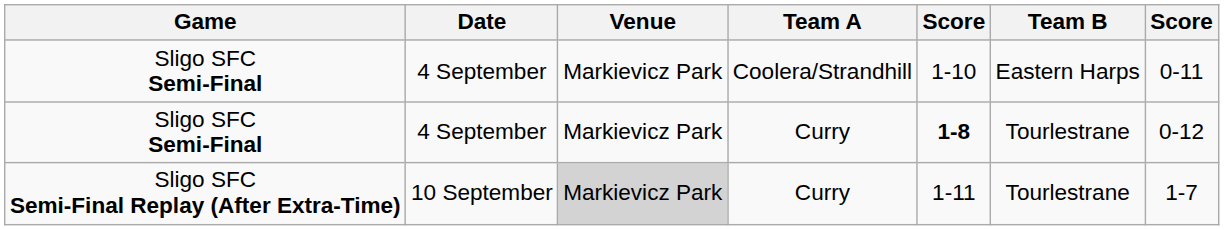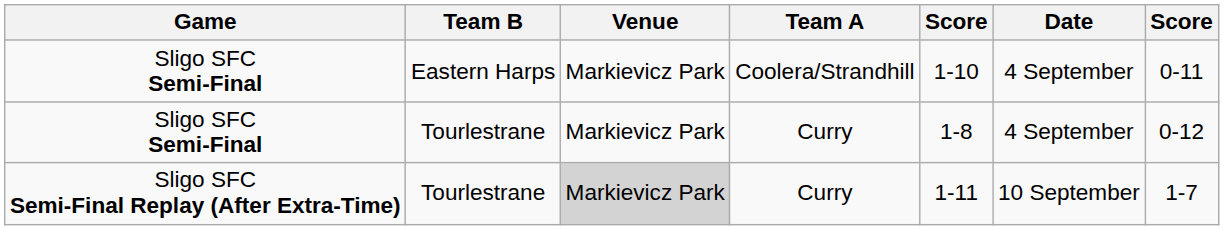columns swapped: (482, 22) <-> (1068, 22)
(954, 132) bold -> (956, 132) normal
